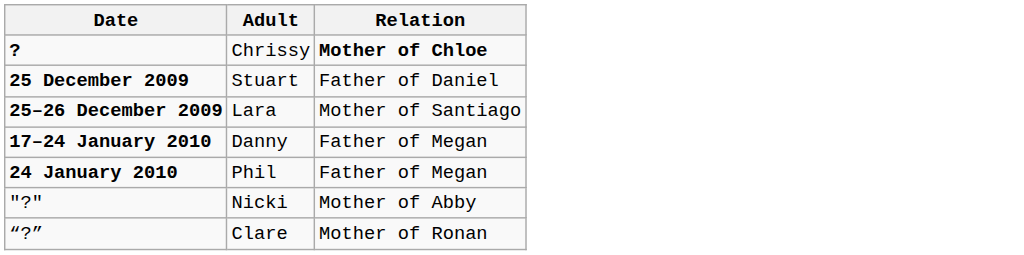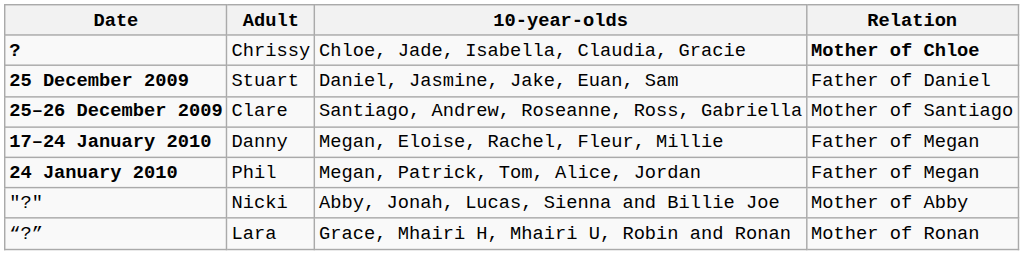+ column: (561, 20)
(254, 112) Lara -> (260, 112) Clare
(260, 234) Clare -> (254, 234) Lara
